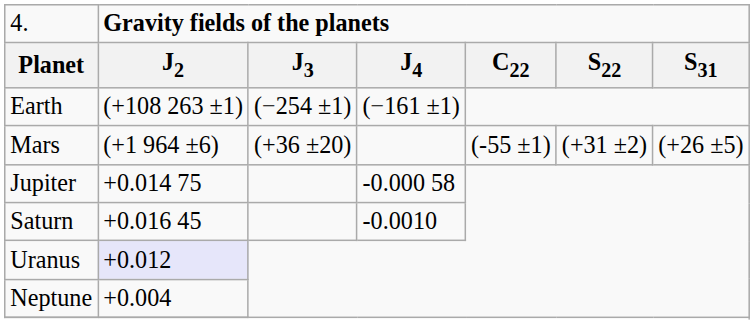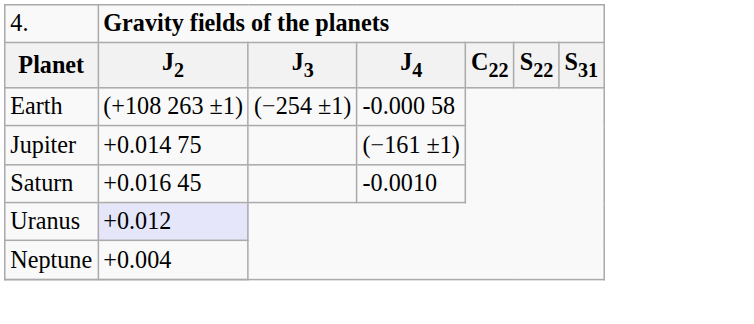(411, 106) (−161 ±1) -> (409, 106) -0.000 58
- row: (35, 144)
(409, 183) -0.000 58 -> (411, 144) (−161 ±1)
